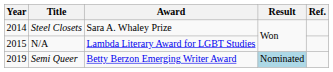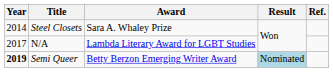(17, 43) 2015 -> (17, 43) 2017
(17, 59) normal -> (17, 59) bold
